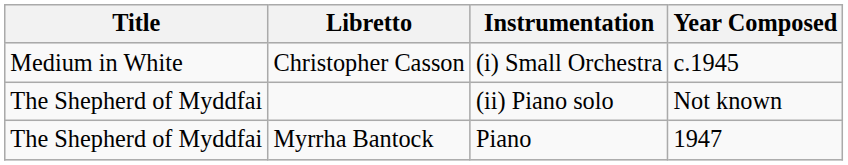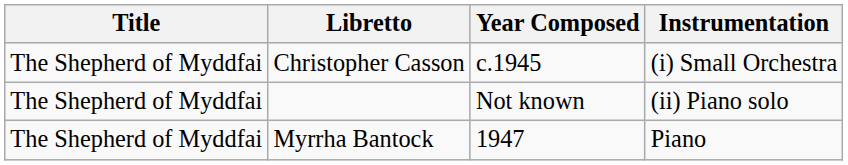columns swapped: (569, 23) <-> (755, 23)
(97, 62) Medium in White -> (136, 62) The Shepherd of Myddfai
